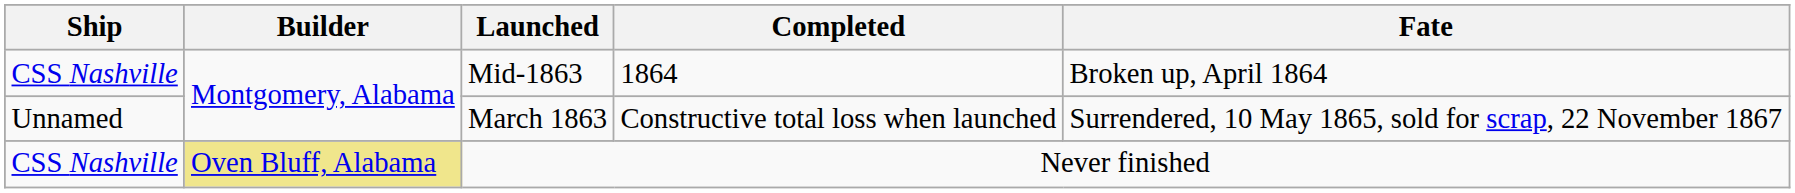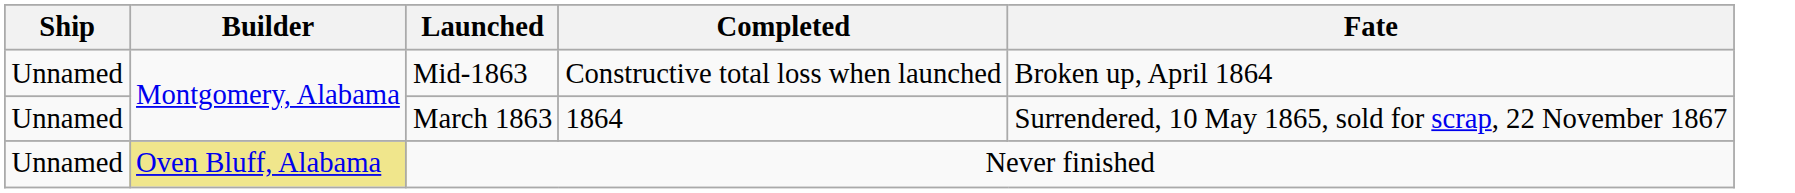(95, 72) CSS Nashville -> (67, 72) Unnamed
(649, 72) 1864 -> (783, 72) Constructive total loss when launched
(838, 118) Constructive total loss when launched -> (594, 118) 1864
(95, 163) CSS Nashville -> (67, 163) Unnamed
